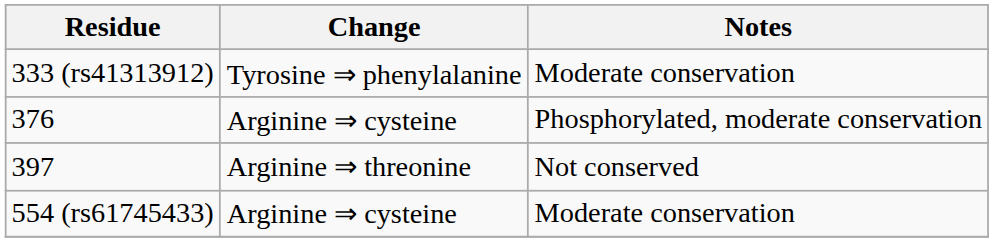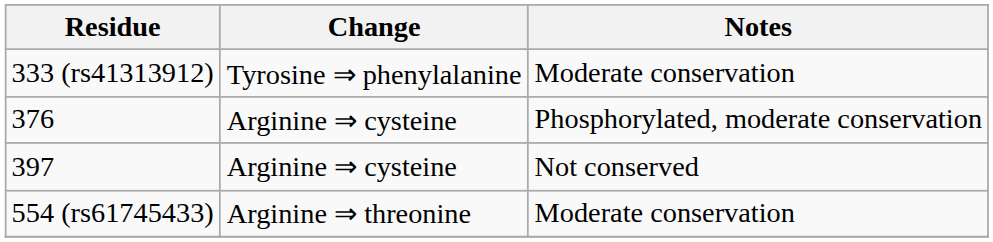(349, 167) Arginine ⇒ threonine -> (342, 167) Arginine ⇒ cysteine
(342, 213) Arginine ⇒ cysteine -> (349, 213) Arginine ⇒ threonine
